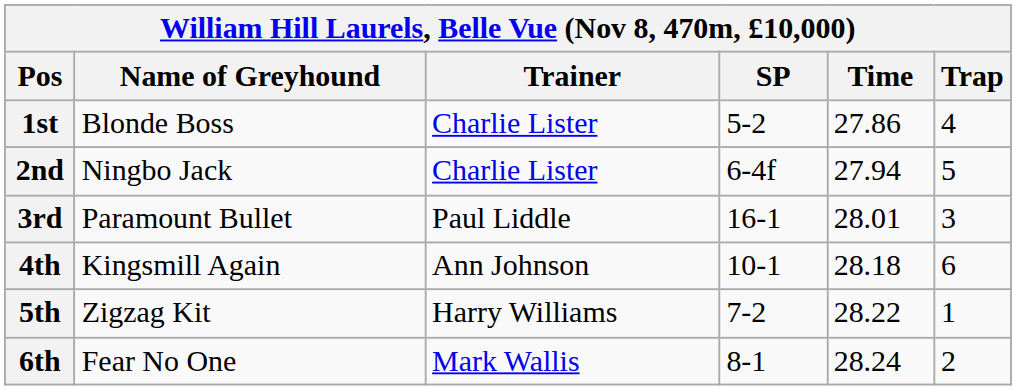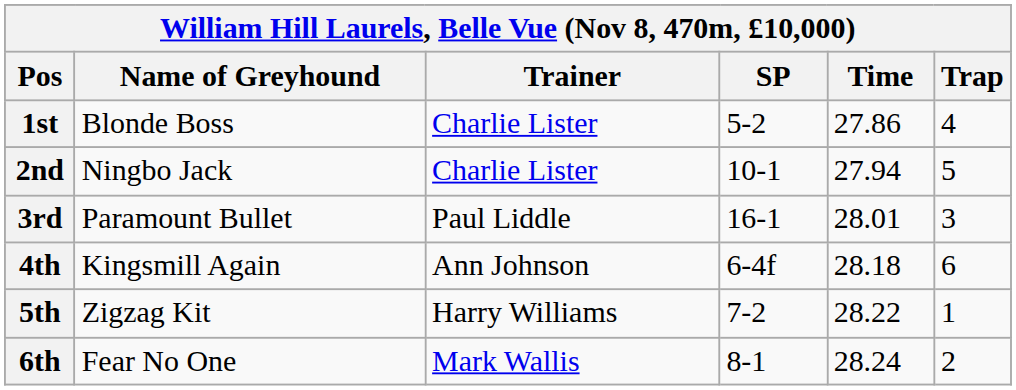(751, 170) 6-4f -> (754, 170) 10-1
(754, 265) 10-1 -> (751, 265) 6-4f
